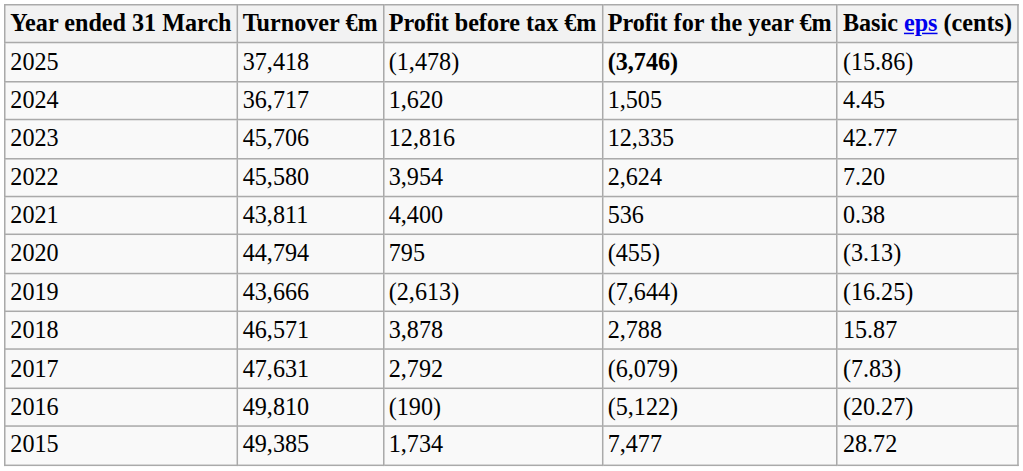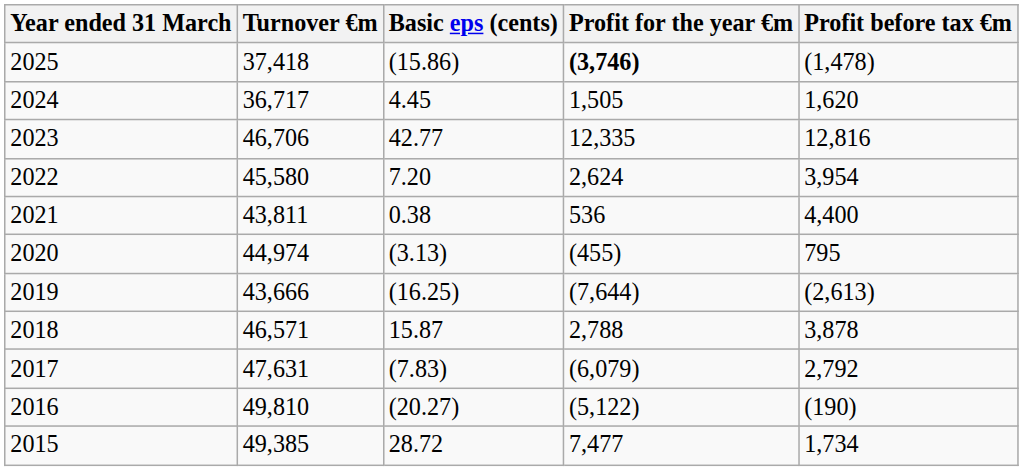columns swapped: (493, 23) <-> (927, 23)
(276, 138) 45,706 -> (276, 138) 46,706
(276, 253) 44,794 -> (276, 253) 44,974
